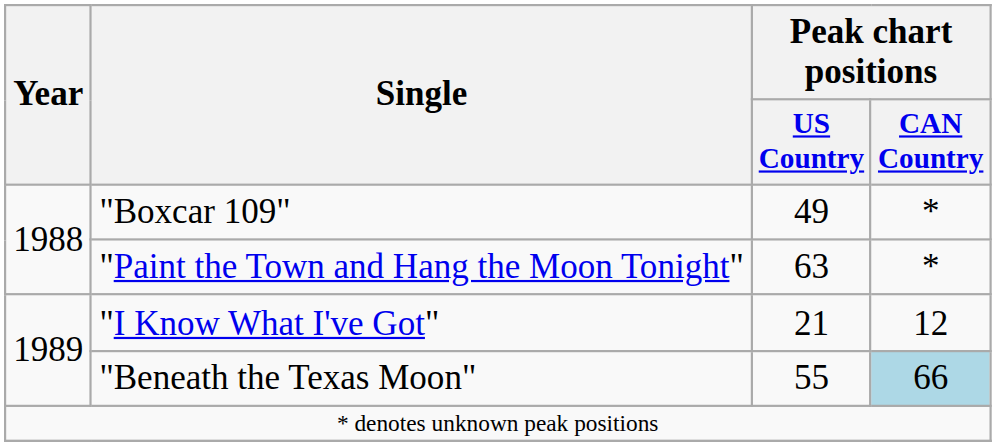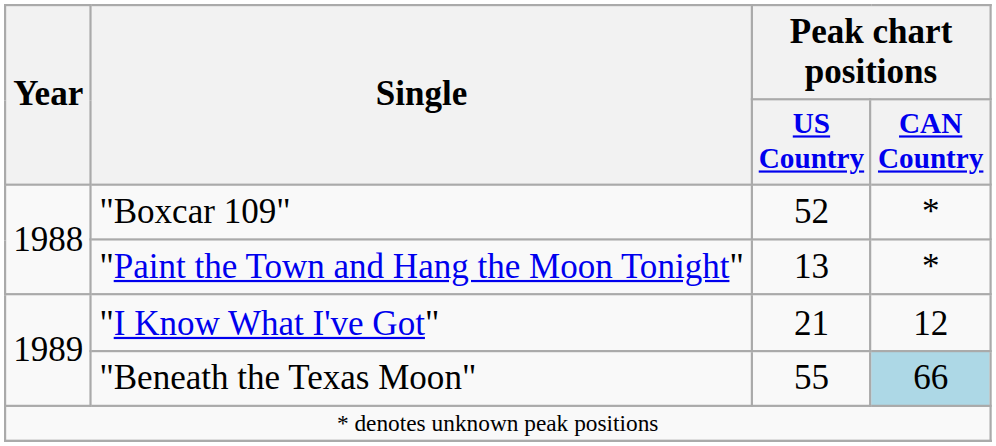(811, 211) 49 -> (811, 211) 52
(811, 266) 63 -> (811, 266) 13
